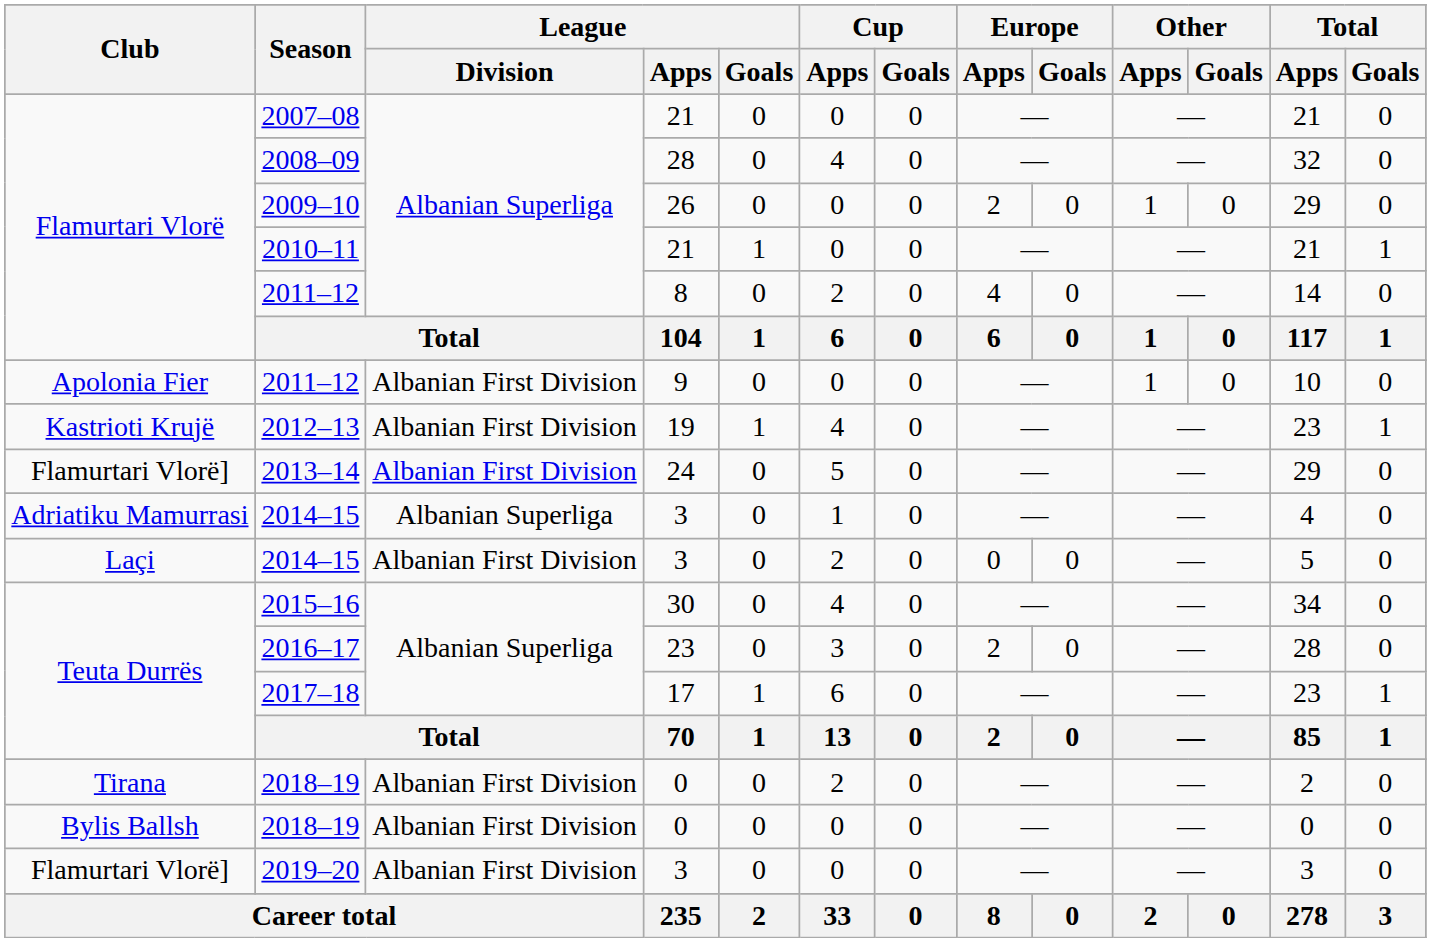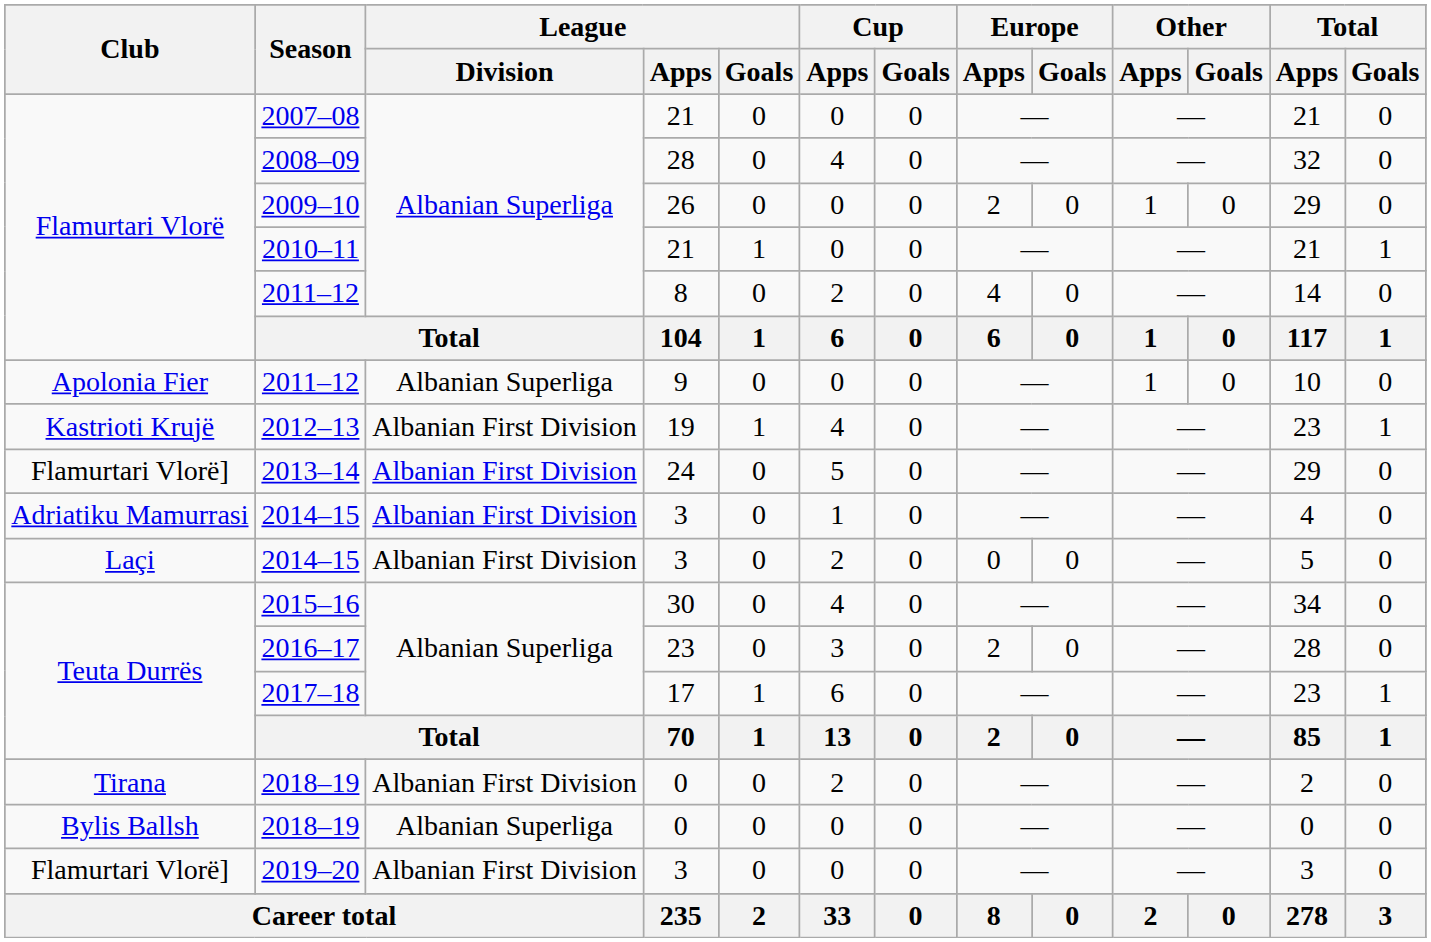(505, 381) Albanian First Division -> (505, 381) Albanian Superliga
(505, 515) Albanian Superliga -> (505, 515) Albanian First Division
(505, 826) Albanian First Division -> (505, 826) Albanian Superliga
